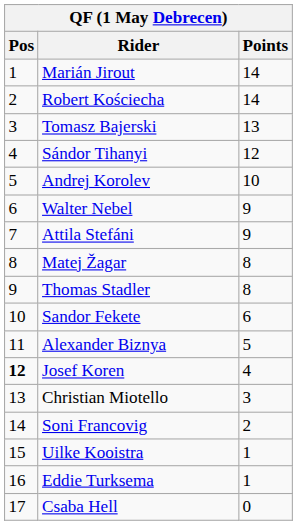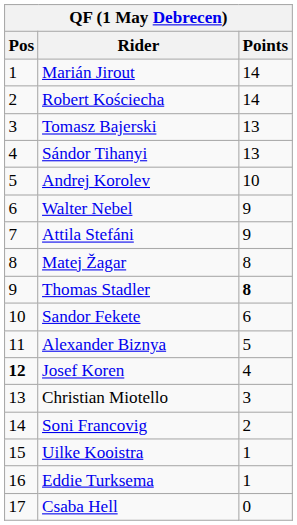(251, 153) 12 -> (251, 153) 13
(247, 289) normal -> (247, 289) bold
